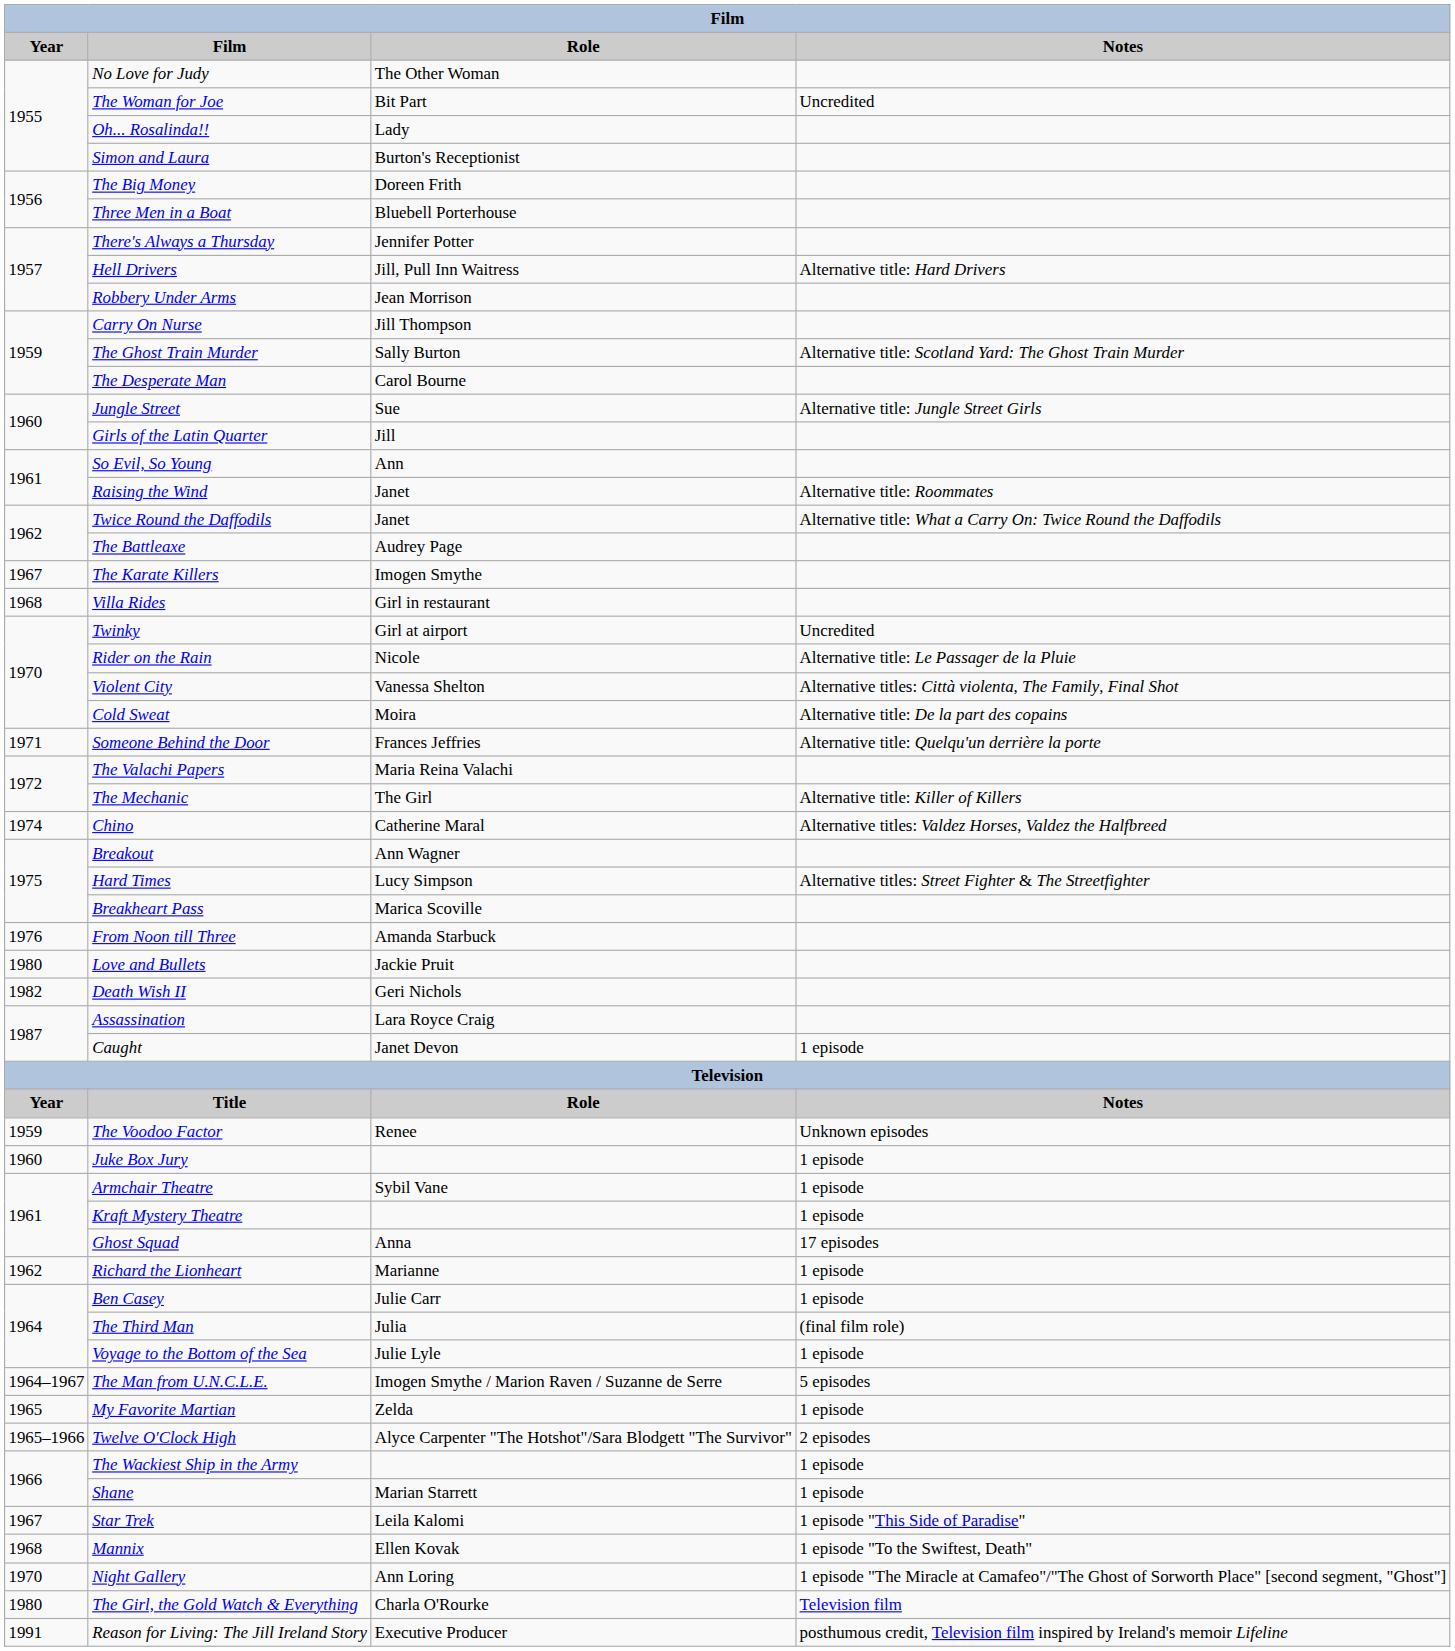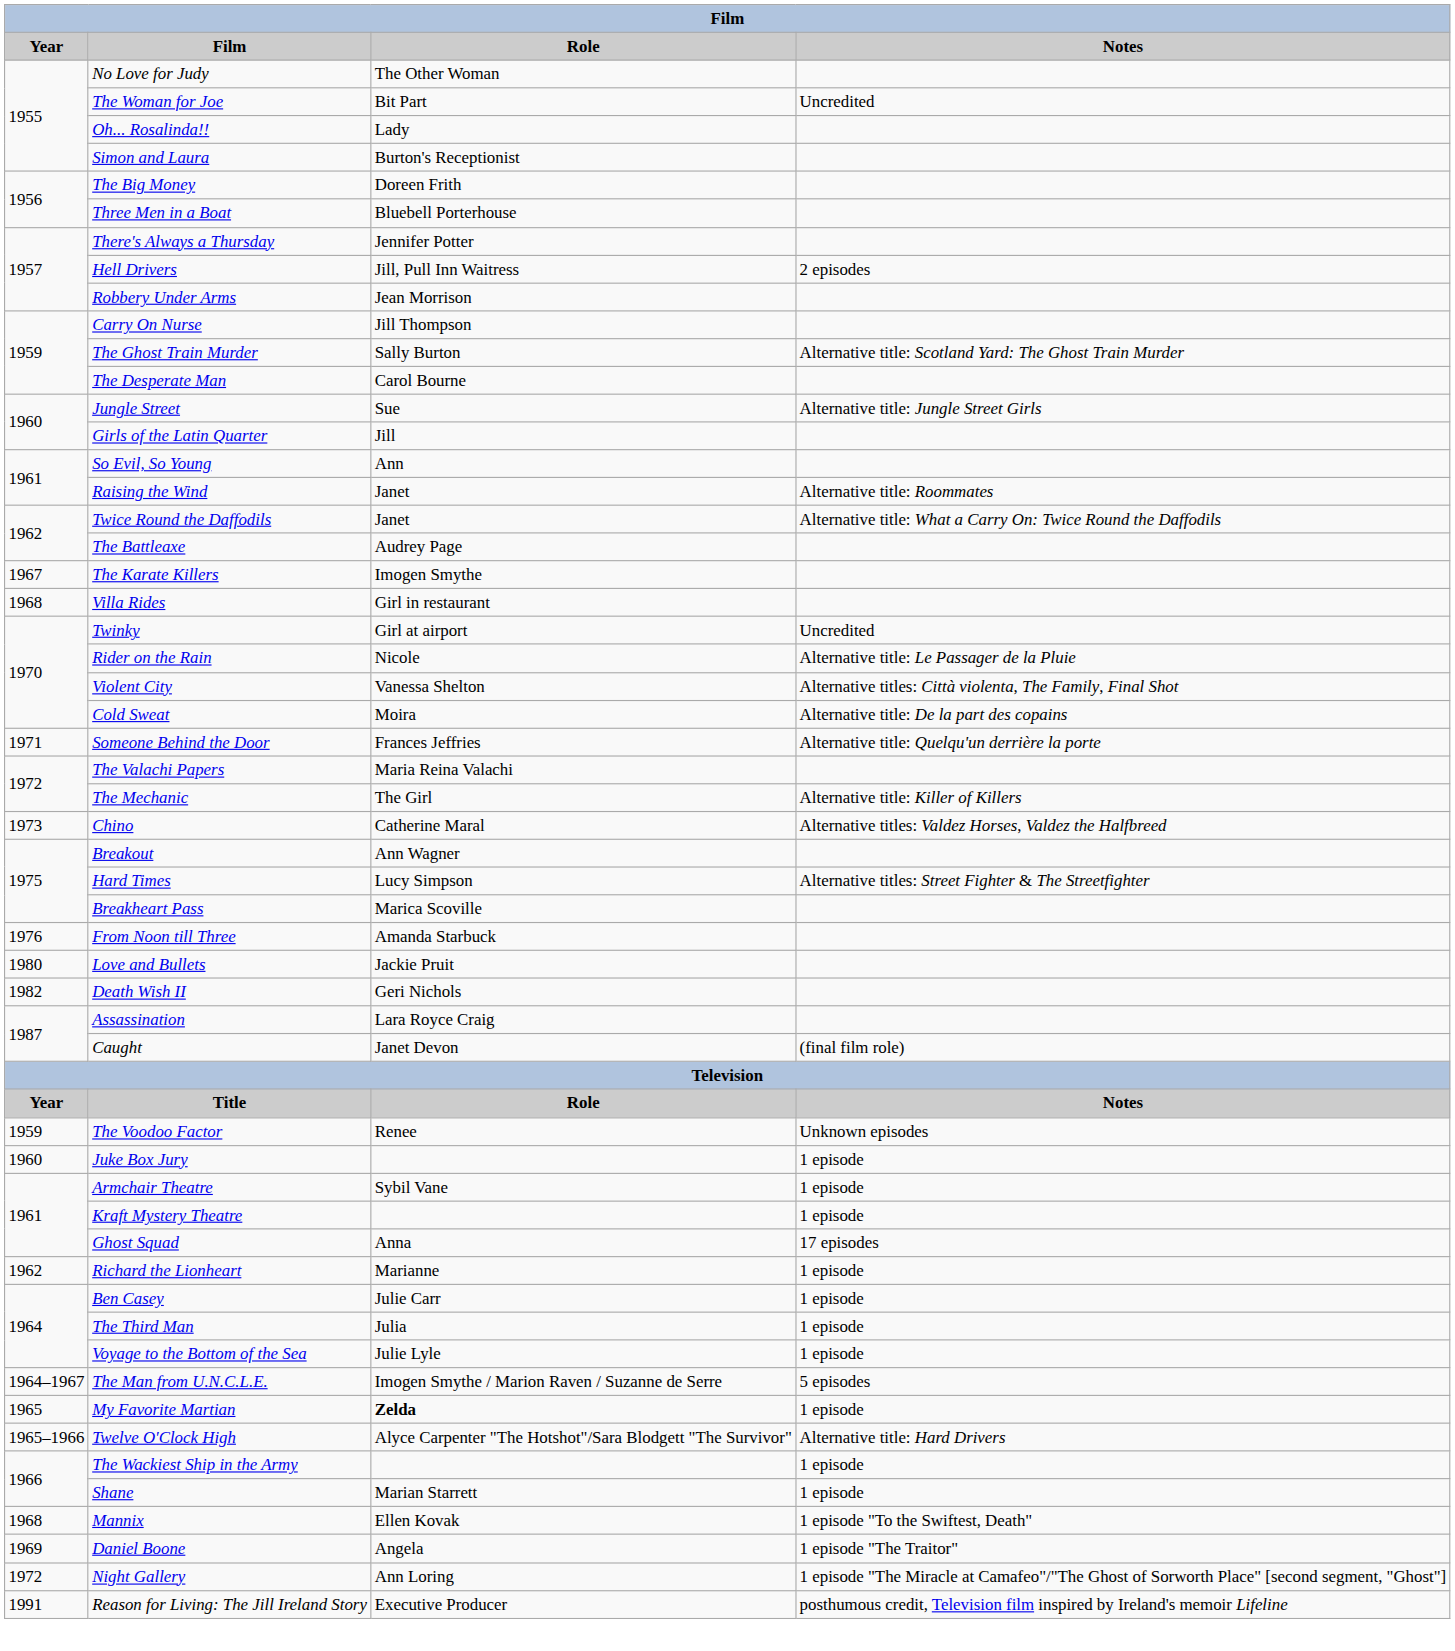(903, 268) Alternative title: Hard Drivers -> (835, 268) 2 episodes
(25, 825) 1974 -> (25, 825) 1973
(832, 1047) 1 episode -> (852, 1047) (final film role)
(852, 1326) (final film role) -> (832, 1326) 1 episode
(394, 1409) normal -> (395, 1409) bold
(835, 1437) 2 episodes -> (903, 1437) Alternative title: Hard Drivers
- row: (123, 1520)
+ row: (139, 1548)
(25, 1576) 1970 -> (25, 1576) 1972
- row: (225, 1604)
